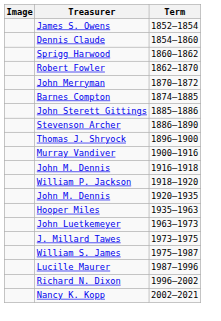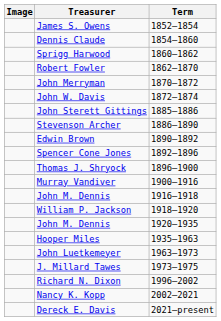+ row: (71, 97)
- row: (73, 97)
+ row: (66, 139)
+ row: (84, 153)
- row: (79, 253)
- row: (73, 267)
+ row: (76, 310)
